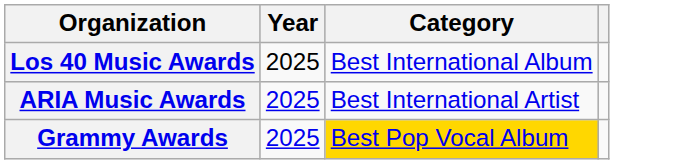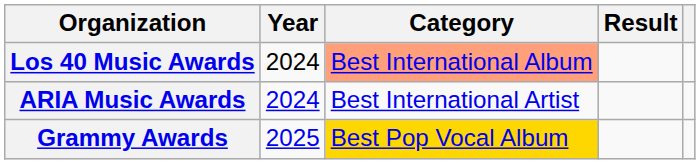+ column: (641, 23)
(293, 61) 2025 -> (293, 61) 2024
(462, 61) no background -> (462, 61) lightsalmon background
(293, 100) 2025 -> (293, 100) 2024
